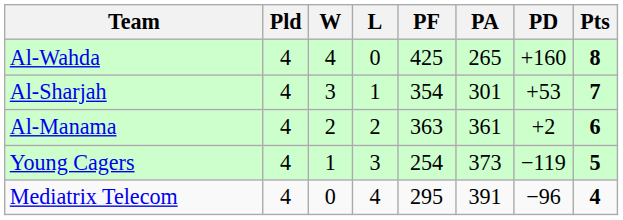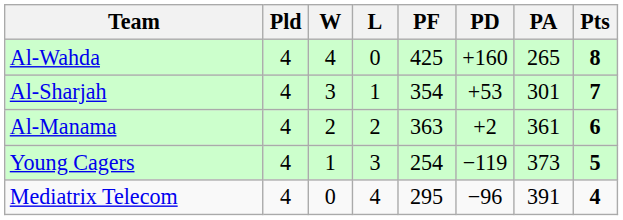columns swapped: (485, 22) <-> (543, 22)
